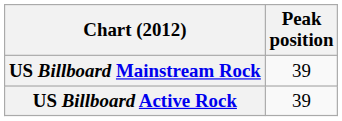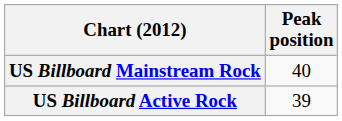(302, 70) 39 -> (302, 70) 40
